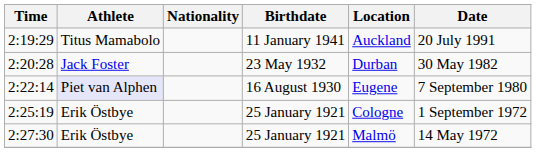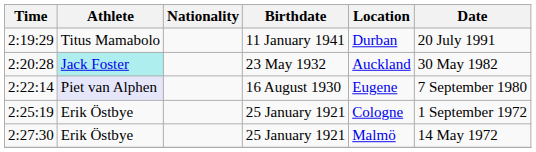(381, 40) Auckland -> (375, 40) Durban
(95, 64) no background -> (95, 64) paleturquoise background
(375, 64) Durban -> (381, 64) Auckland
